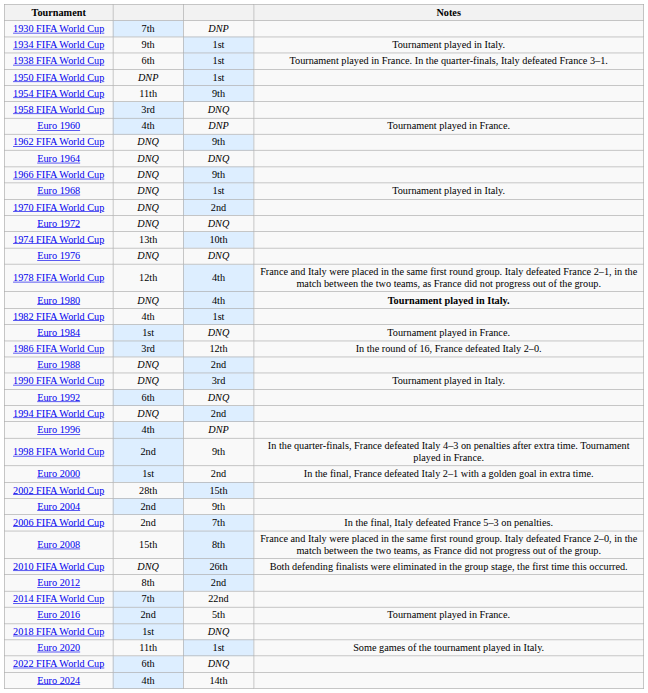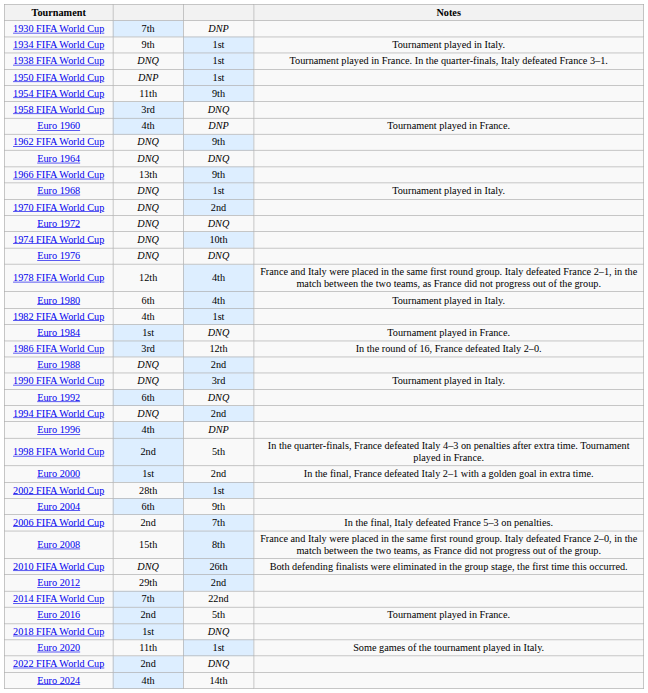(148, 61) 6th -> (148, 61) DNQ
(148, 175) DNQ -> (148, 175) 13th
(148, 239) 13th -> (148, 239) DNQ
(148, 300) DNQ -> (148, 300) 6th
(449, 300) bold -> (449, 300) normal
(218, 452) 9th -> (218, 452) 5th
(218, 490) 15th -> (218, 490) 1st
(148, 506) 2nd -> (148, 506) 6th
(148, 583) 8th -> (148, 583) 29th
(148, 664) 6th -> (148, 664) 2nd
